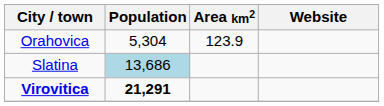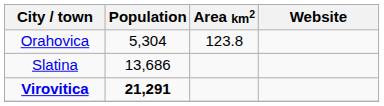(224, 41) 123.9 -> (224, 41) 123.8
(148, 65) lightblue background -> (148, 65) no background
